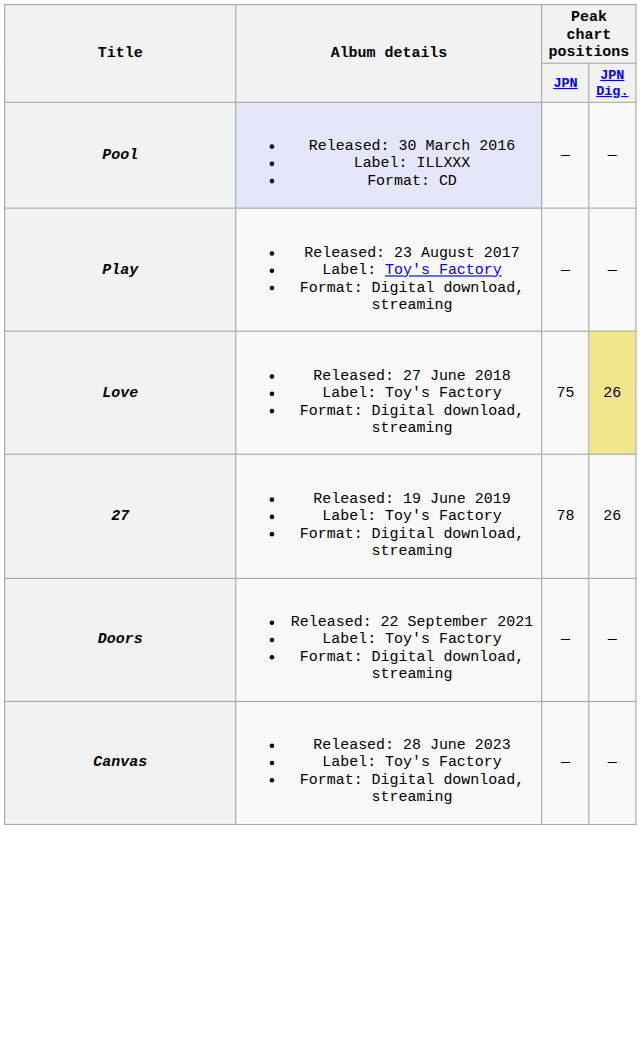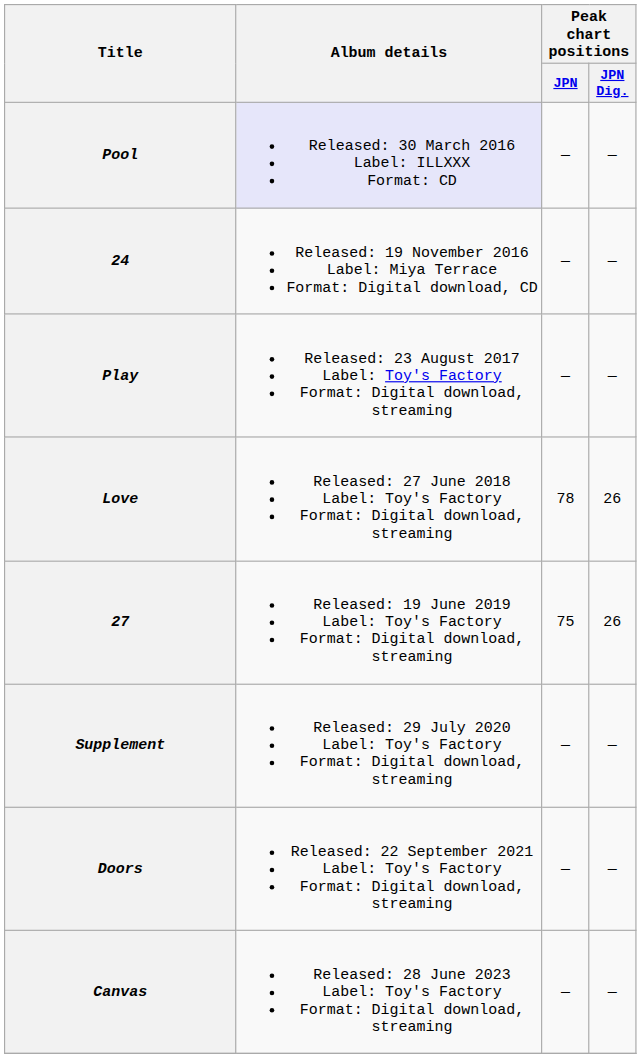+ row: (120, 261)
(565, 393) 75 -> (565, 499) 78
(612, 393) khaki background -> (612, 499) no background
(565, 516) 78 -> (565, 622) 75
+ row: (120, 746)
